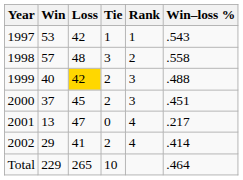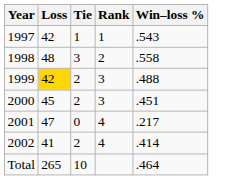- column: (53, 15)
